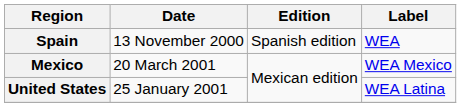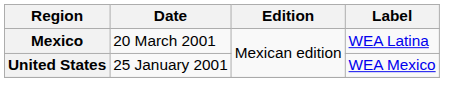- row: (57, 41)
(408, 65) WEA Mexico -> (389, 41) WEA Latina
(405, 89) WEA Latina -> (392, 65) WEA Mexico
